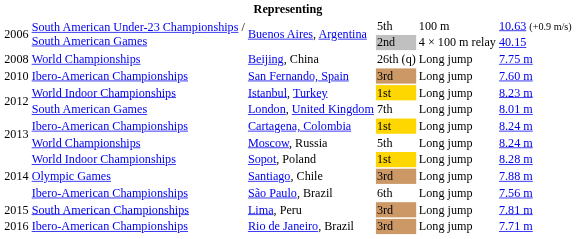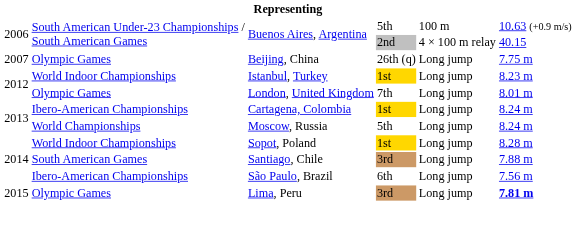(16, 59) 2008 -> (16, 59) 2007
(86, 59) World Championships -> (71, 59) Olympic Games
- row: (298, 76)
(89, 109) South American Games -> (71, 92) Olympic Games
(71, 176) Olympic Games -> (89, 159) South American Games
(110, 209) South American Championships -> (71, 193) Olympic Games
(516, 209) normal -> (516, 193) bold
- row: (301, 226)
